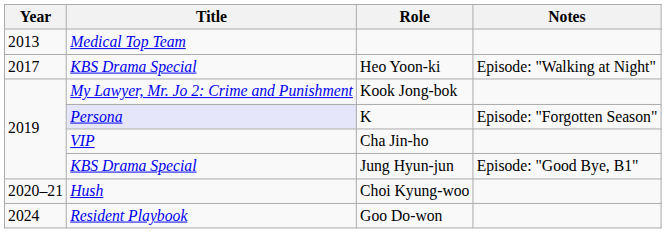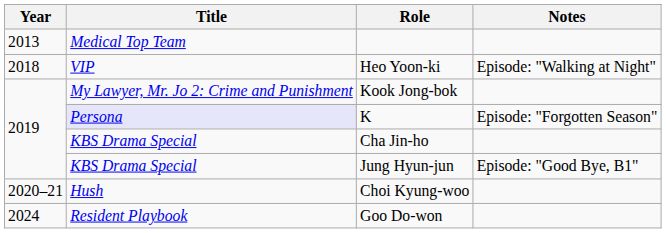(24, 66) 2017 -> (24, 66) 2018
(133, 66) KBS Drama Special -> (82, 66) VIP
(82, 141) VIP -> (133, 141) KBS Drama Special
